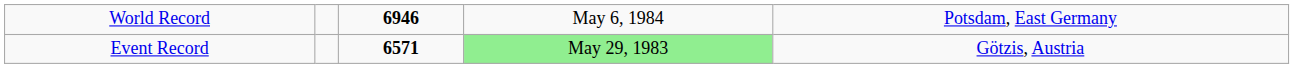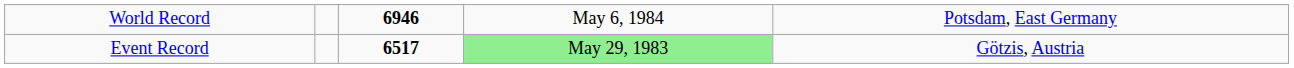(401, 48) 6571 -> (401, 48) 6517
